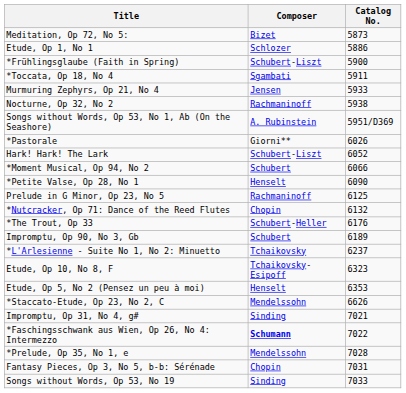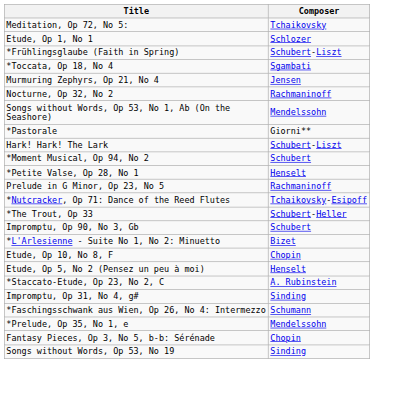- column: (373, 16)
(263, 35) Bizet -> (298, 25) Tchaikovsky
(283, 122) A. Rubinstein -> (298, 112) Mendelssohn
(266, 210) Chopin -> (319, 200) Tchaikovsky-Esipoff
(278, 251) Tchaikovsky -> (283, 241) Bizet
(281, 270) Tchaikovsky-Esipoff -> (286, 255) Chopin
(278, 302) Mendelssohn -> (303, 283) A. Rubinstein
(271, 335) bold -> (291, 310) normal
